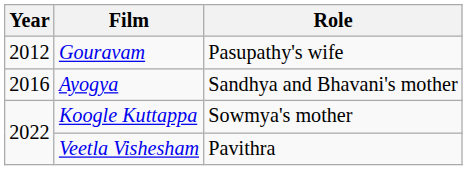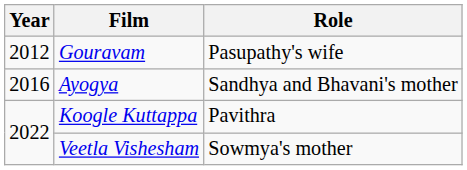(280, 116) Sowmya's mother -> (242, 116) Pavithra
(242, 148) Pavithra -> (280, 148) Sowmya's mother
